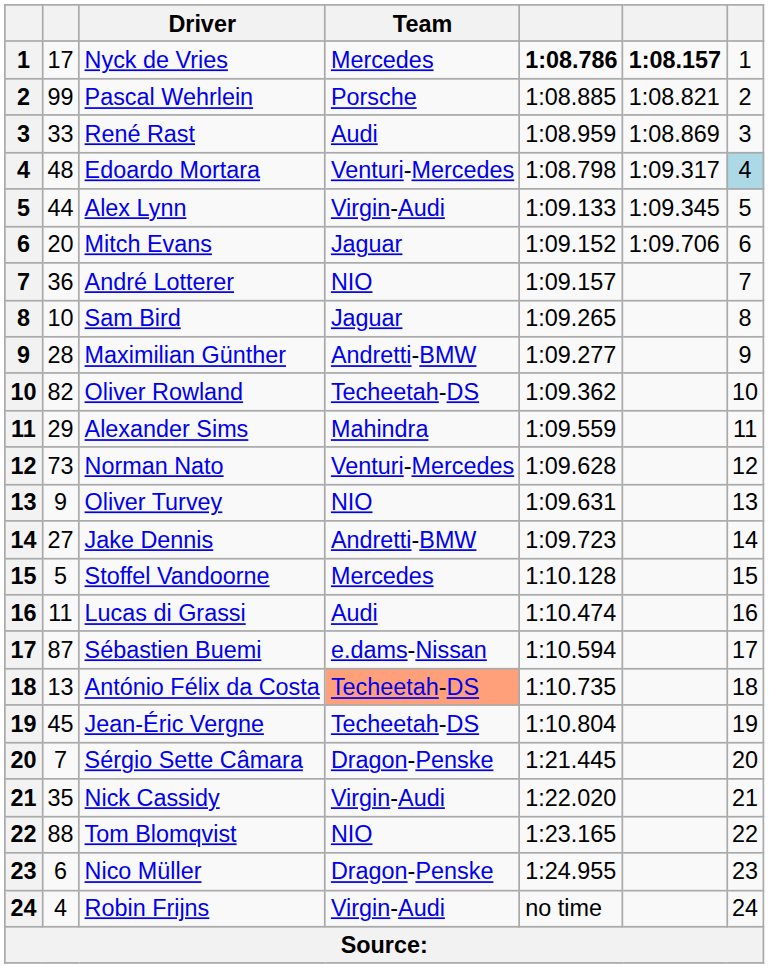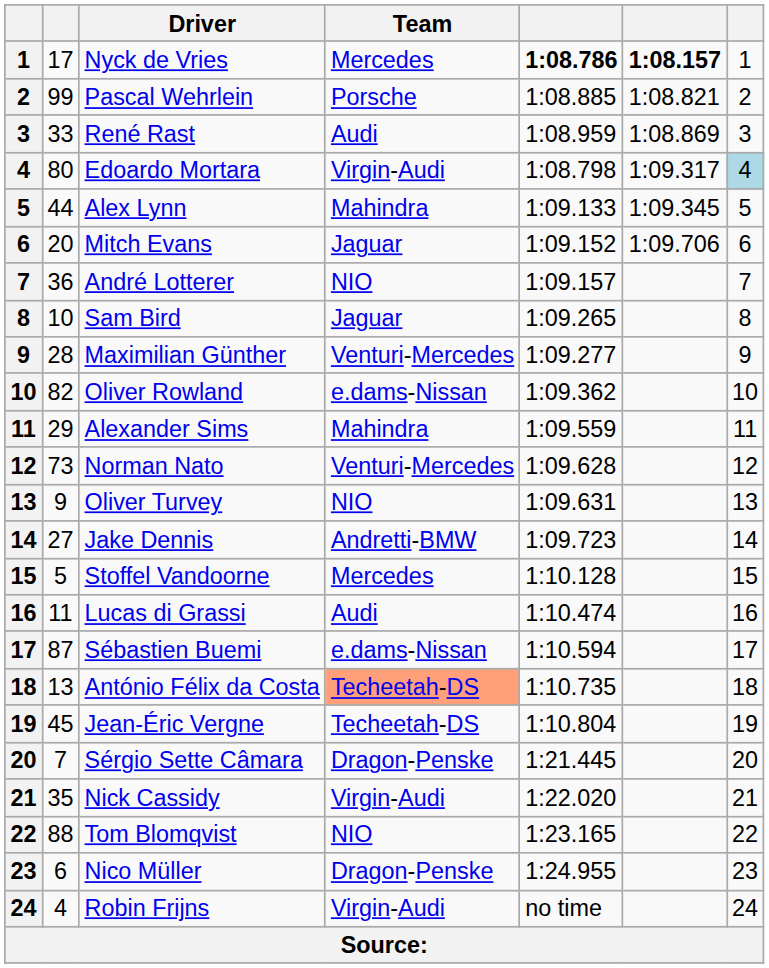(60, 170) 48 -> (60, 170) 80
(423, 170) Venturi-Mercedes -> (388, 170) Virgin-Audi
(388, 207) Virgin-Audi -> (380, 207) Mahindra
(404, 355) Andretti-BMW -> (423, 355) Venturi-Mercedes
(405, 392) Techeetah-DS -> (409, 392) e.dams-Nissan
